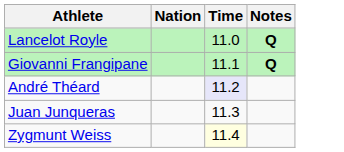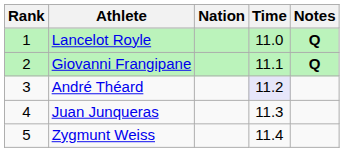+ column: (26, 16)
(226, 135) lightyellow background -> (269, 135) no background
